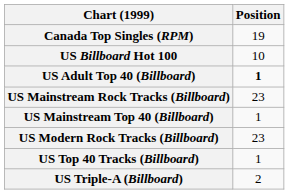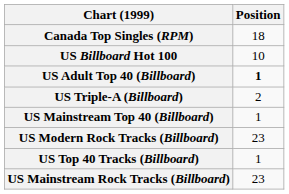(258, 35) 19 -> (258, 35) 18
rows swapped: (119, 96) <-> (119, 179)
